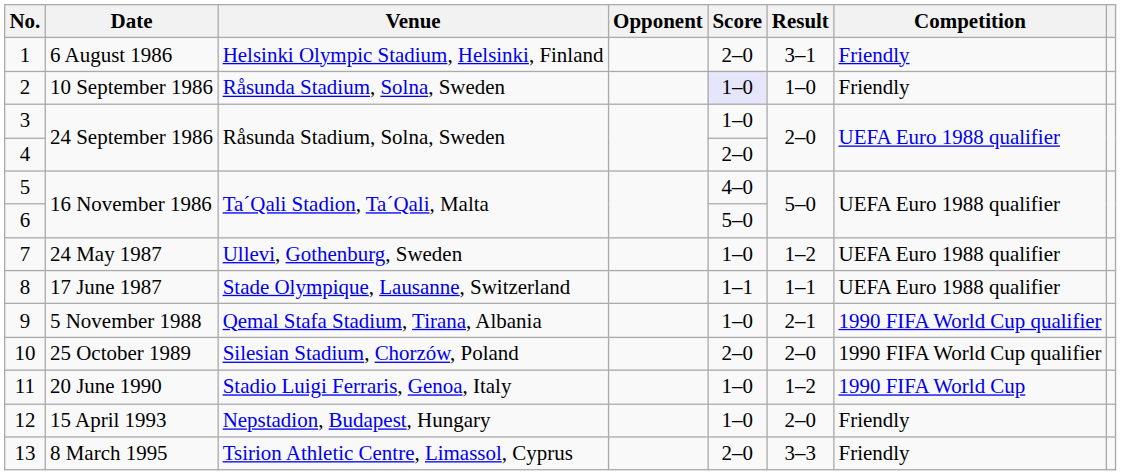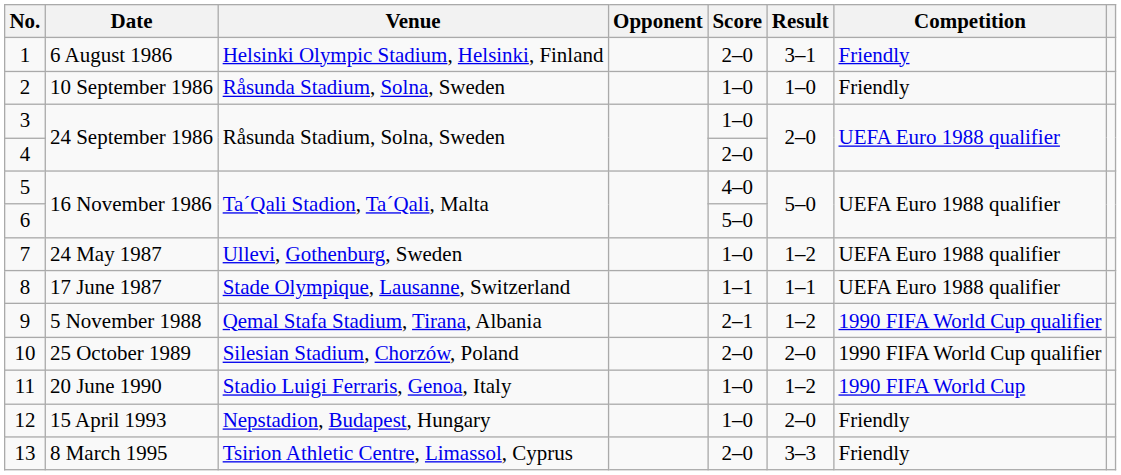(737, 87) lavender background -> (737, 87) no background
(737, 320) 1–0 -> (737, 320) 2–1
(800, 320) 2–1 -> (800, 320) 1–2
